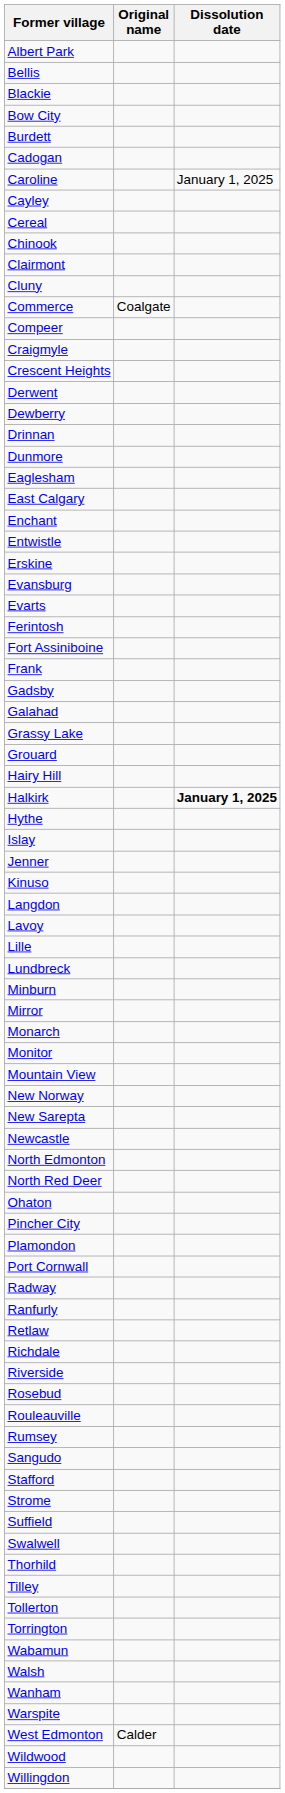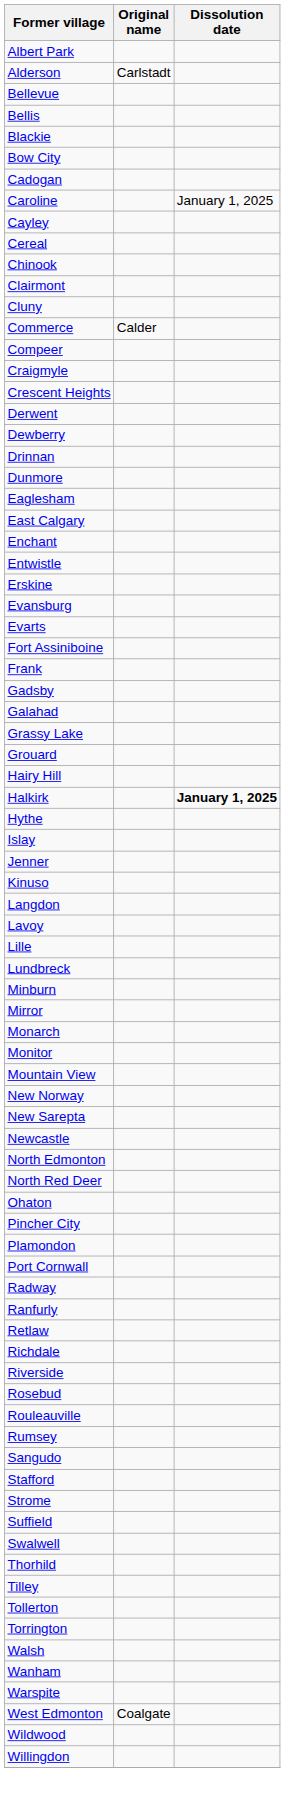+ row: (34, 72)
+ row: (33, 94)
- row: (29, 136)
(144, 307) Coalgate -> (137, 328) Calder
- row: (36, 627)
- row: (38, 1650)
(137, 1735) Calder -> (144, 1714) Coalgate
